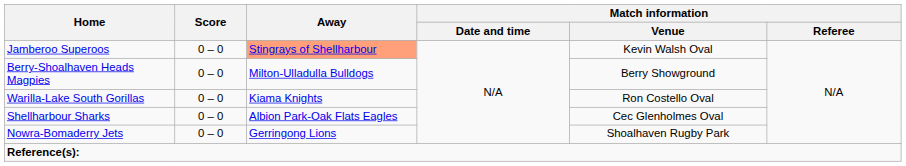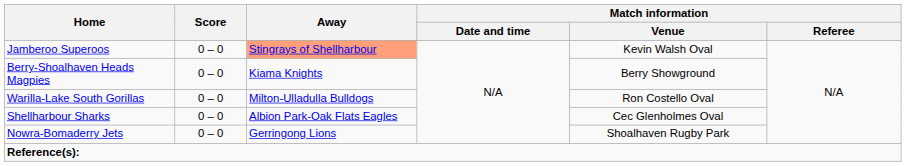(311, 73) Milton-Ulladulla Bulldogs -> (286, 73) Kiama Knights
(286, 98) Kiama Knights -> (311, 98) Milton-Ulladulla Bulldogs
